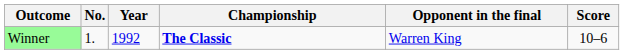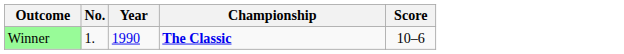- column: (477, 15)
(126, 37) 1992 -> (126, 37) 1990
